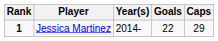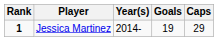(168, 28) 22 -> (168, 28) 19
